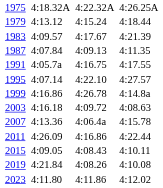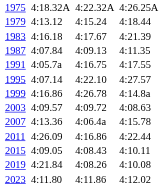(47, 36) 4:09.57 -> (47, 36) 4:16.18
(47, 108) 4:16.18 -> (47, 108) 4:09.57
